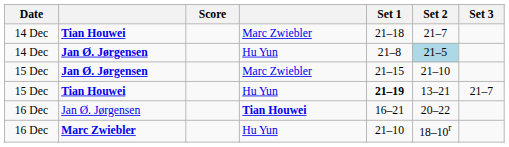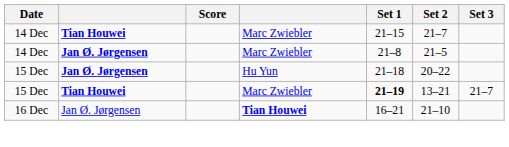(389, 33) 21–18 -> (389, 33) 21–15
(260, 52) Hu Yun -> (277, 52) Marc Zwiebler
(435, 52) lightblue background -> (435, 52) no background
(277, 72) Marc Zwiebler -> (260, 72) Hu Yun
(389, 72) 21–15 -> (389, 72) 21–18
(435, 72) 21–10 -> (435, 72) 20–22
(260, 91) Hu Yun -> (277, 91) Marc Zwiebler
(435, 110) 20–22 -> (435, 110) 21–10
- row: (31, 131)
